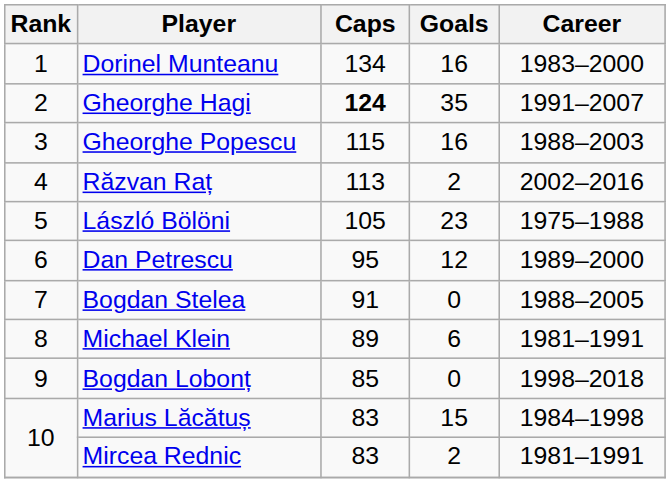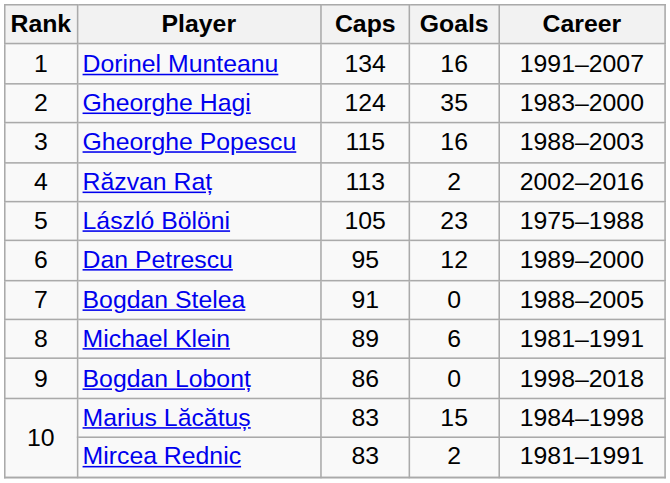(582, 63) 1983–2000 -> (582, 63) 1991–2007
(365, 102) bold -> (365, 102) normal
(582, 102) 1991–2007 -> (582, 102) 1983–2000
(365, 378) 85 -> (365, 378) 86
